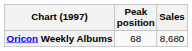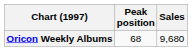(172, 38) 8,680 -> (172, 38) 9,680
